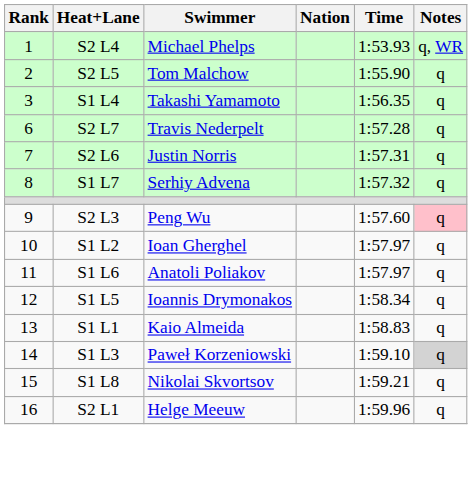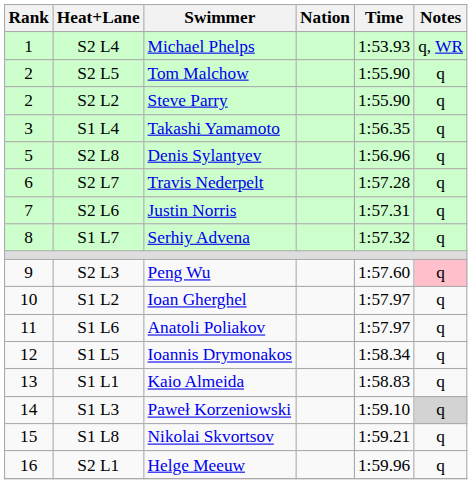+ row: (98, 100)
+ row: (98, 155)
